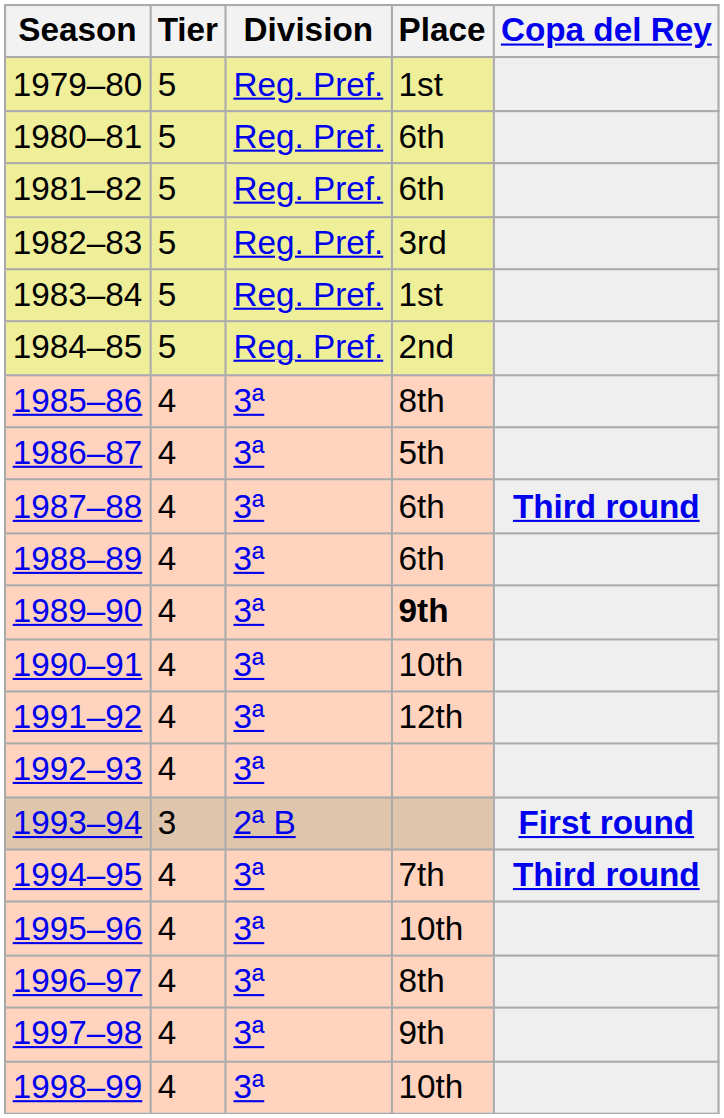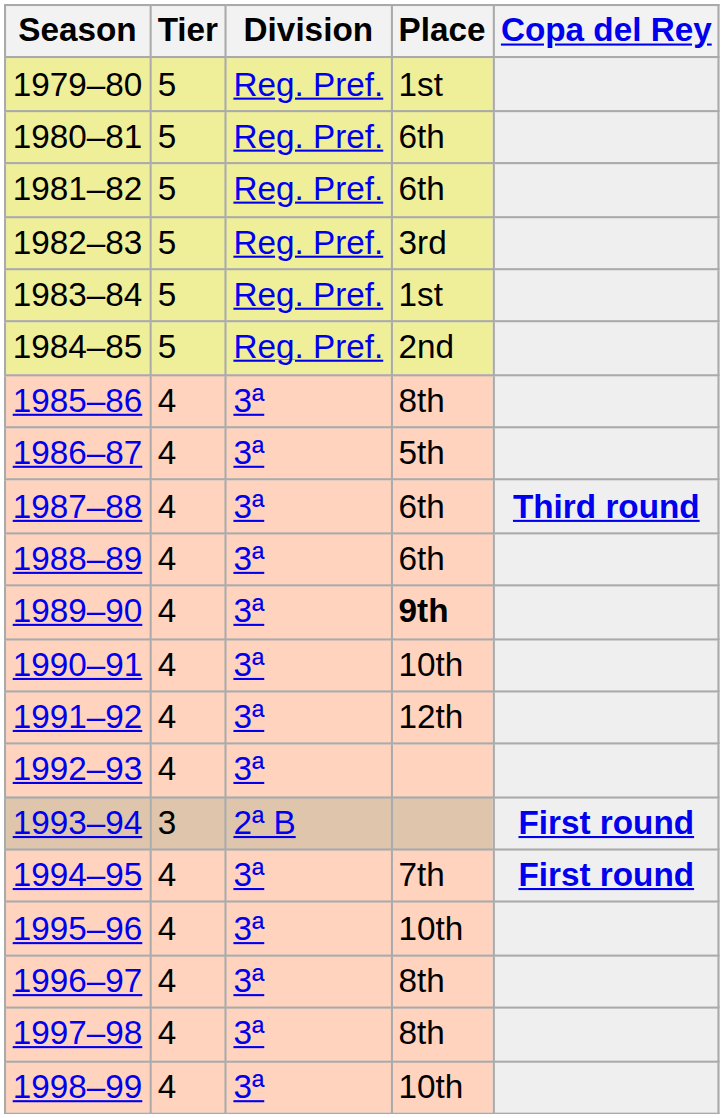(606, 875) Third round -> (606, 875) First round
(422, 1033) 9th -> (422, 1033) 8th
